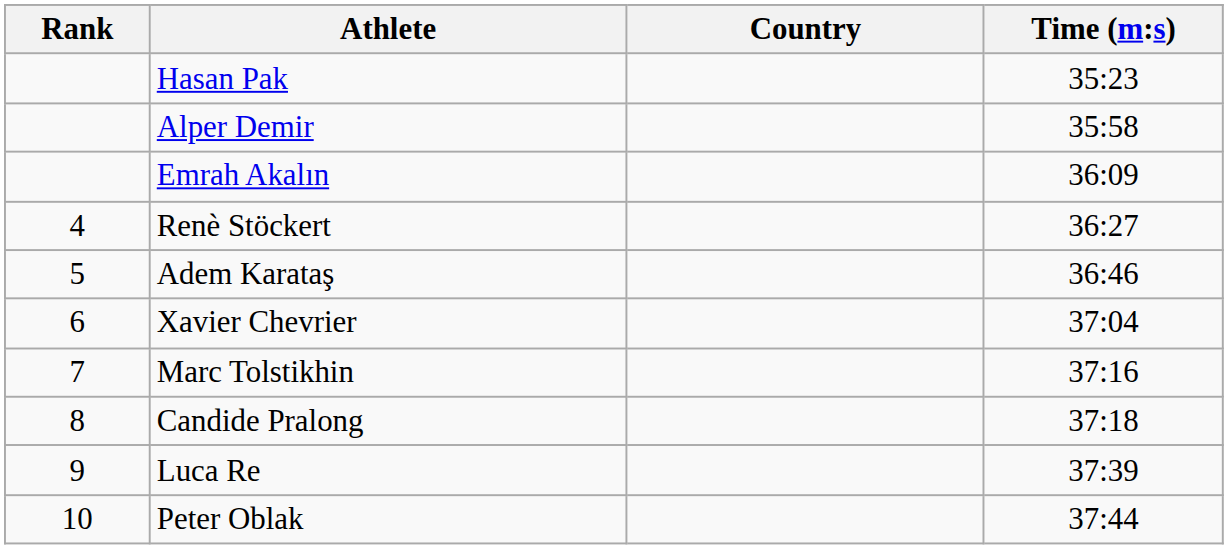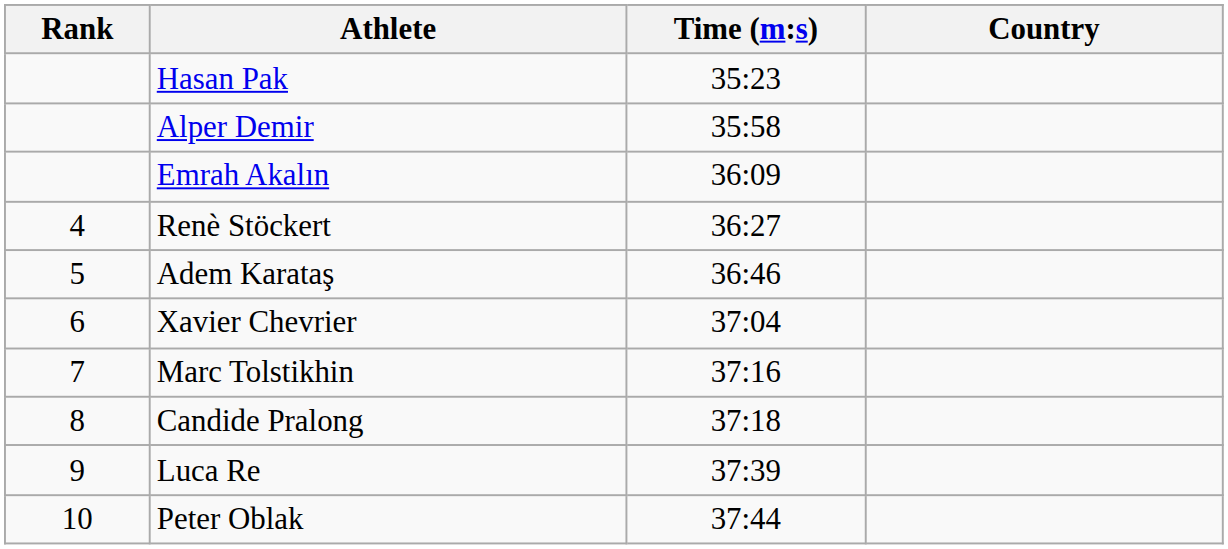columns swapped: (805, 28) <-> (1104, 28)
